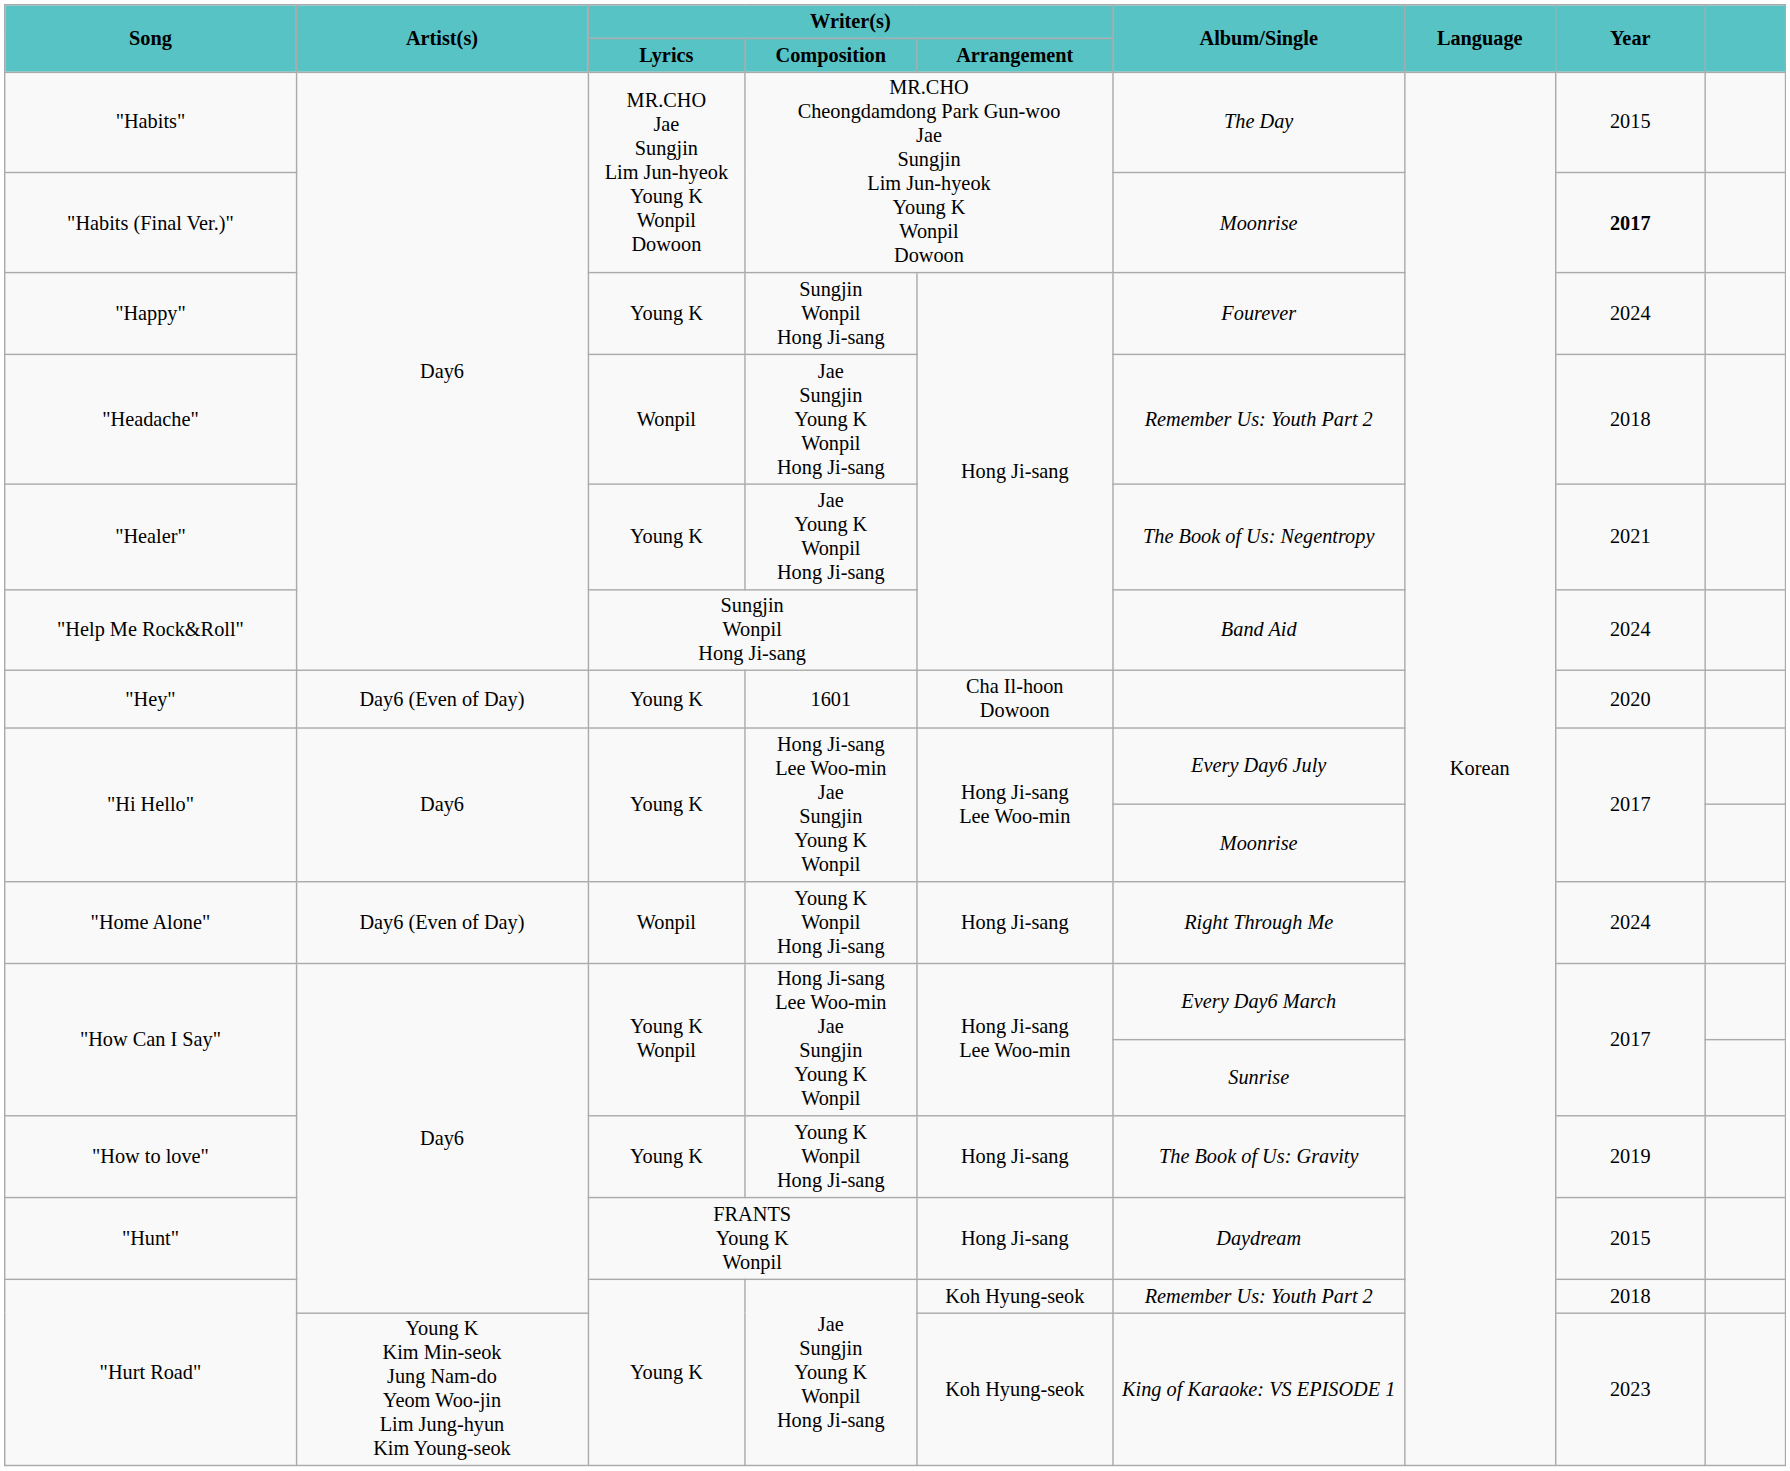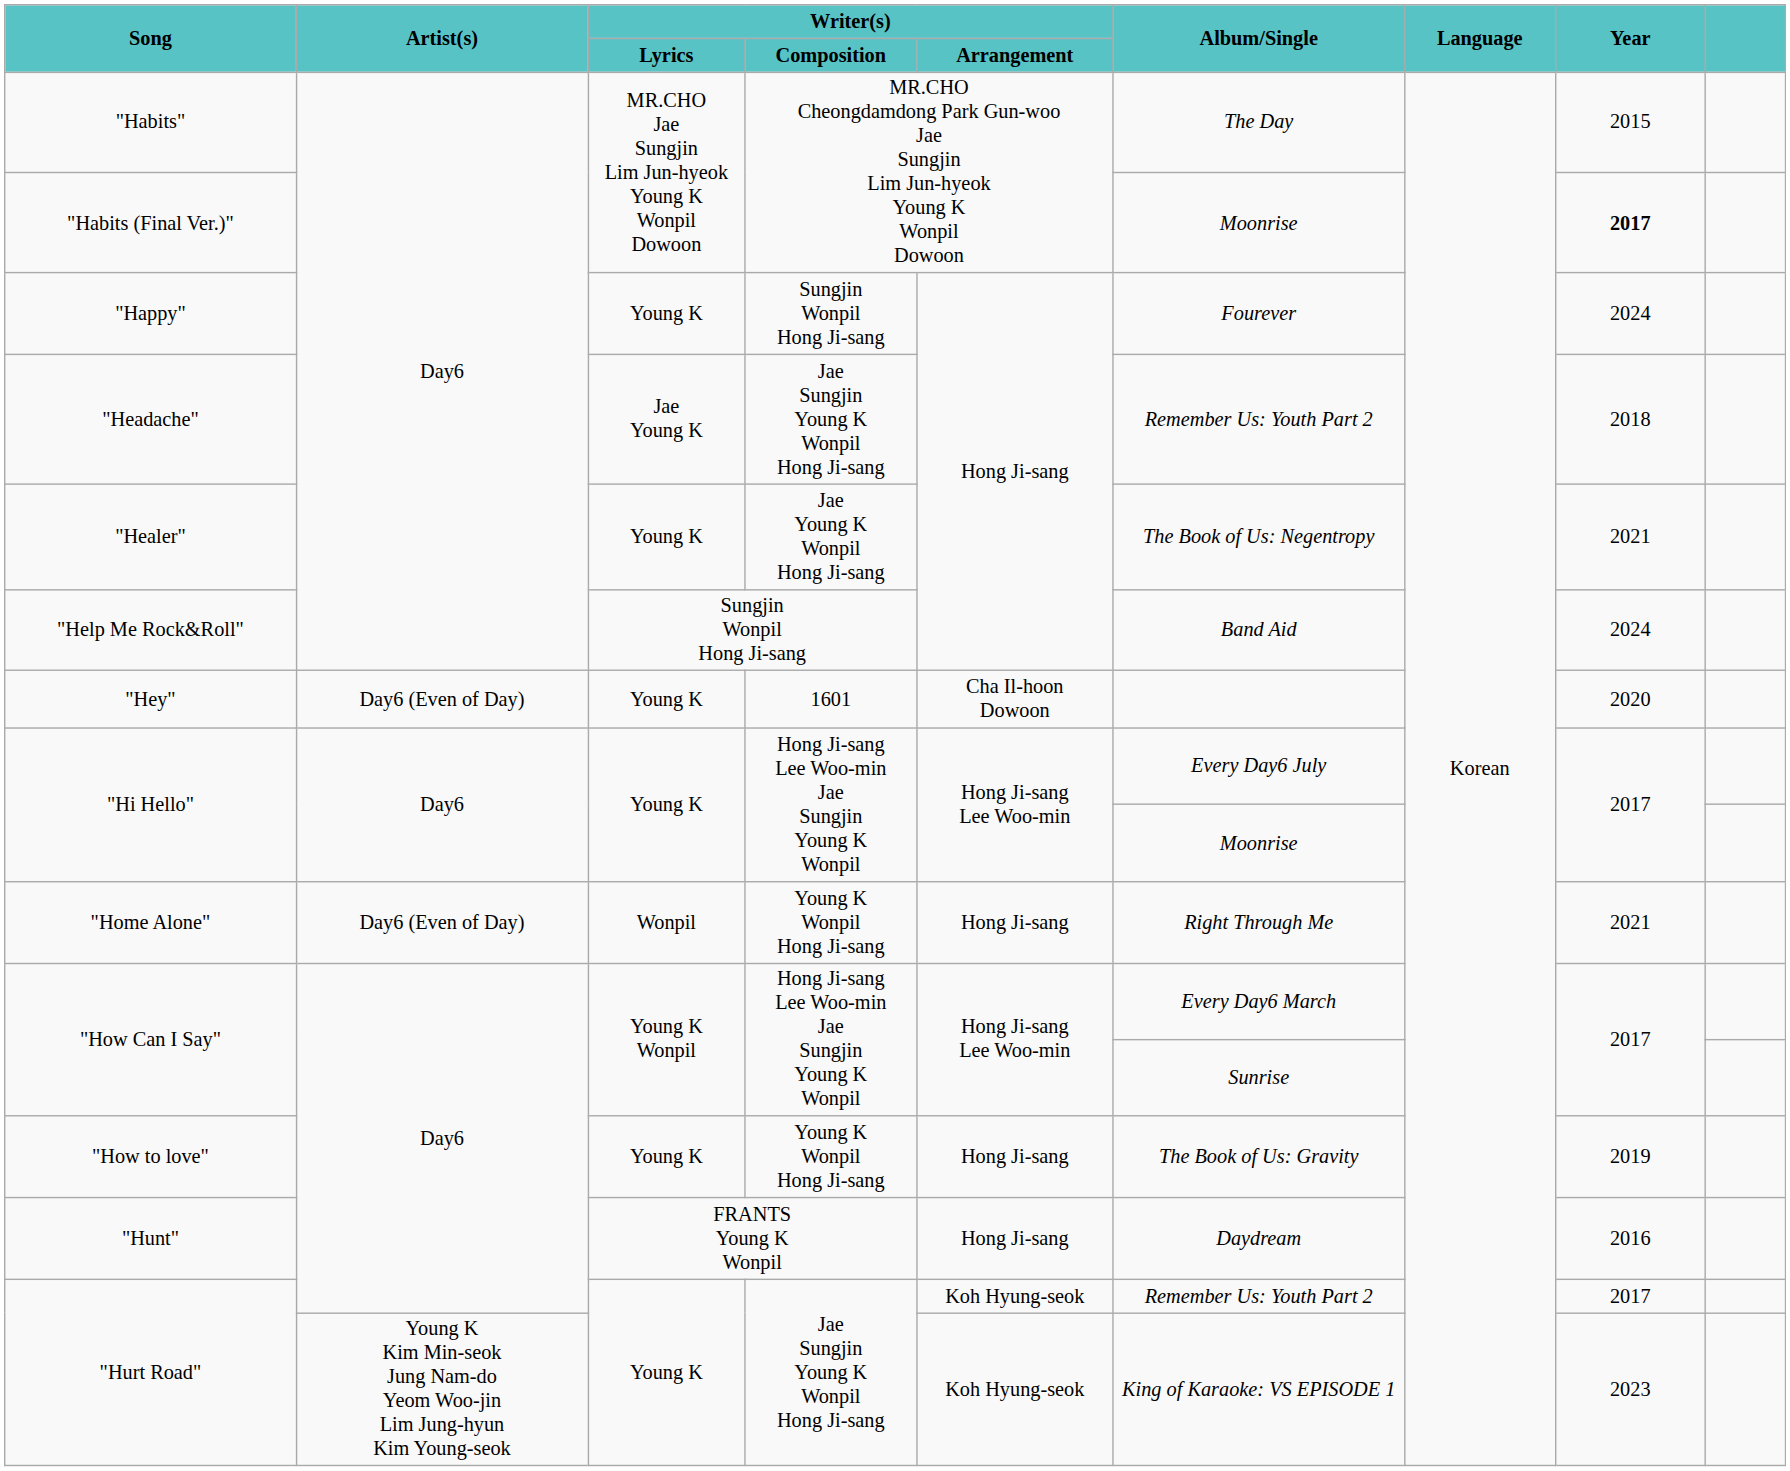(666, 418) Wonpil -> (666, 418) Jae Young K
(1630, 921) 2024 -> (1630, 921) 2021
(1630, 1238) 2015 -> (1630, 1238) 2016
(1630, 1295) 2018 -> (1630, 1295) 2017
